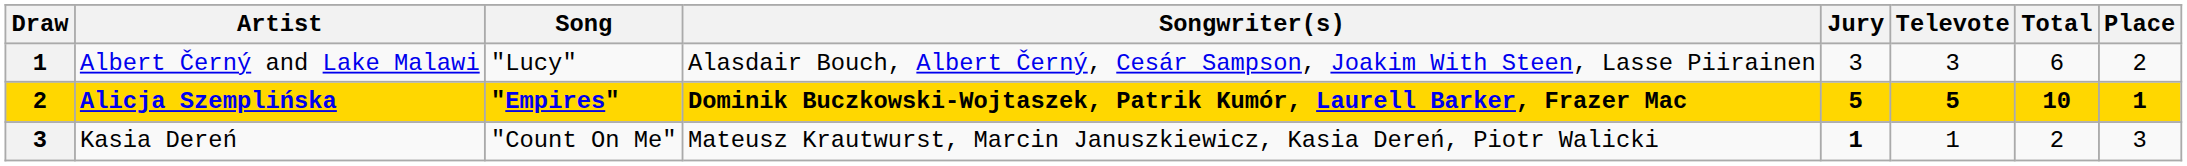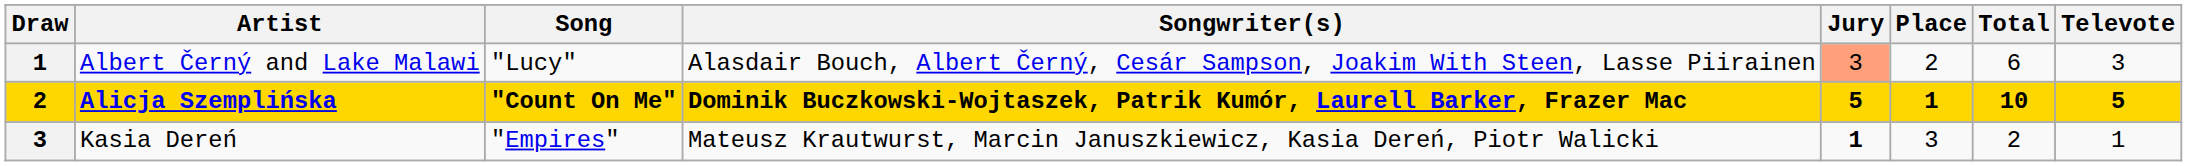columns swapped: (1953, 24) <-> (2140, 24)
(1856, 63) no background -> (1856, 63) lightsalmon background
(555, 102) "Empires" -> (584, 102) "Count On Me"
(584, 141) "Count On Me" -> (555, 141) "Empires"
